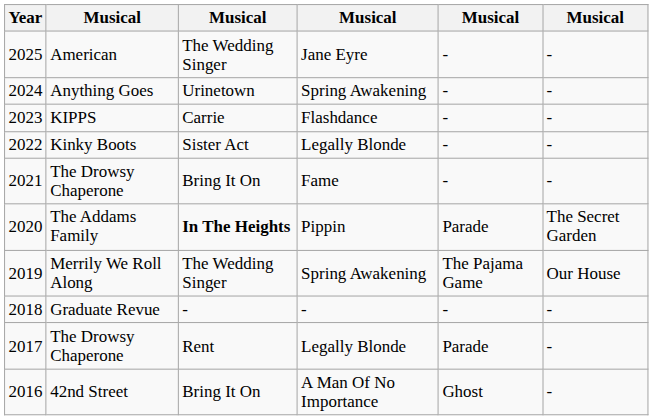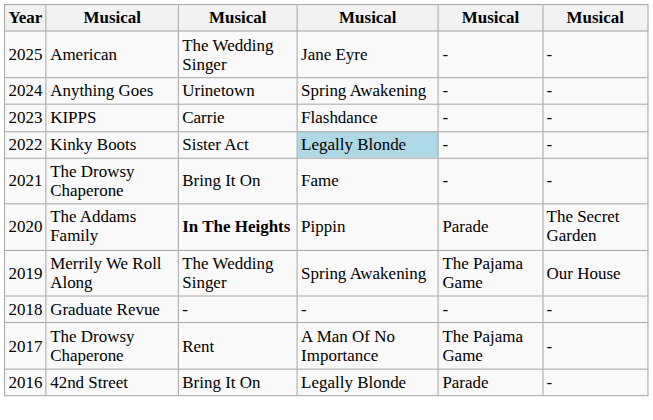(354, 144) no background -> (354, 144) lightblue background
(354, 345) Legally Blonde -> (348, 345) A Man Of No Importance
(465, 345) Parade -> (483, 345) The Pajama Game
(348, 391) A Man Of No Importance -> (354, 382) Legally Blonde
(463, 391) Ghost -> (465, 382) Parade
